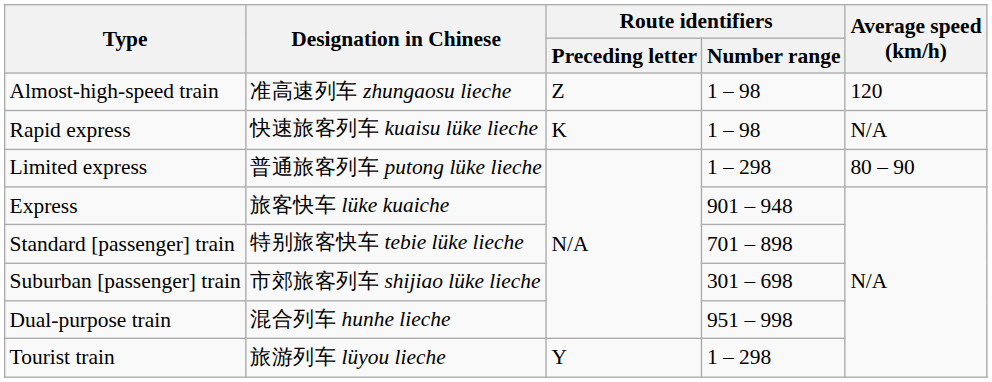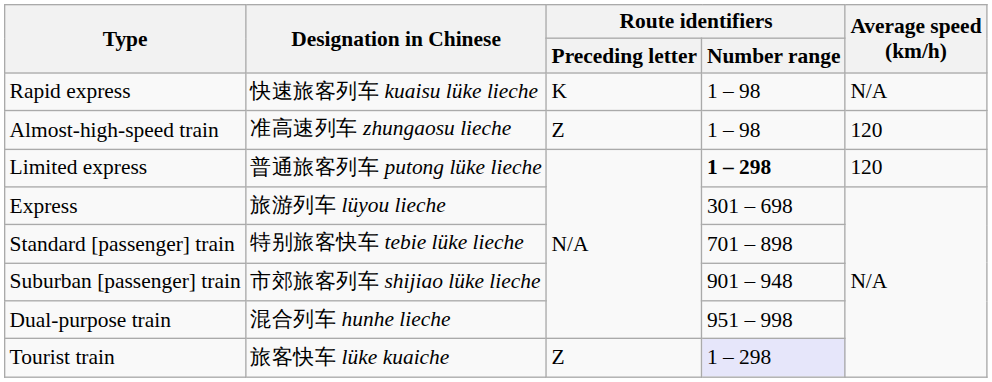rows swapped: (114, 91) <-> (70, 129)
(739, 167) normal -> (739, 167) bold
(883, 167) 80 – 90 -> (866, 167) 120
(350, 204) 旅客快车 lüke kuaiche -> (348, 204) 旅游列车 lüyou lieche
(750, 205) 901 – 948 -> (750, 205) 301 – 698
(750, 281) 301 – 698 -> (750, 281) 901 – 948
(348, 357) 旅游列车 lüyou lieche -> (350, 357) 旅客快车 lüke kuaiche
(559, 357) Y -> (558, 357) Z
(739, 357) no background -> (739, 357) lavender background
